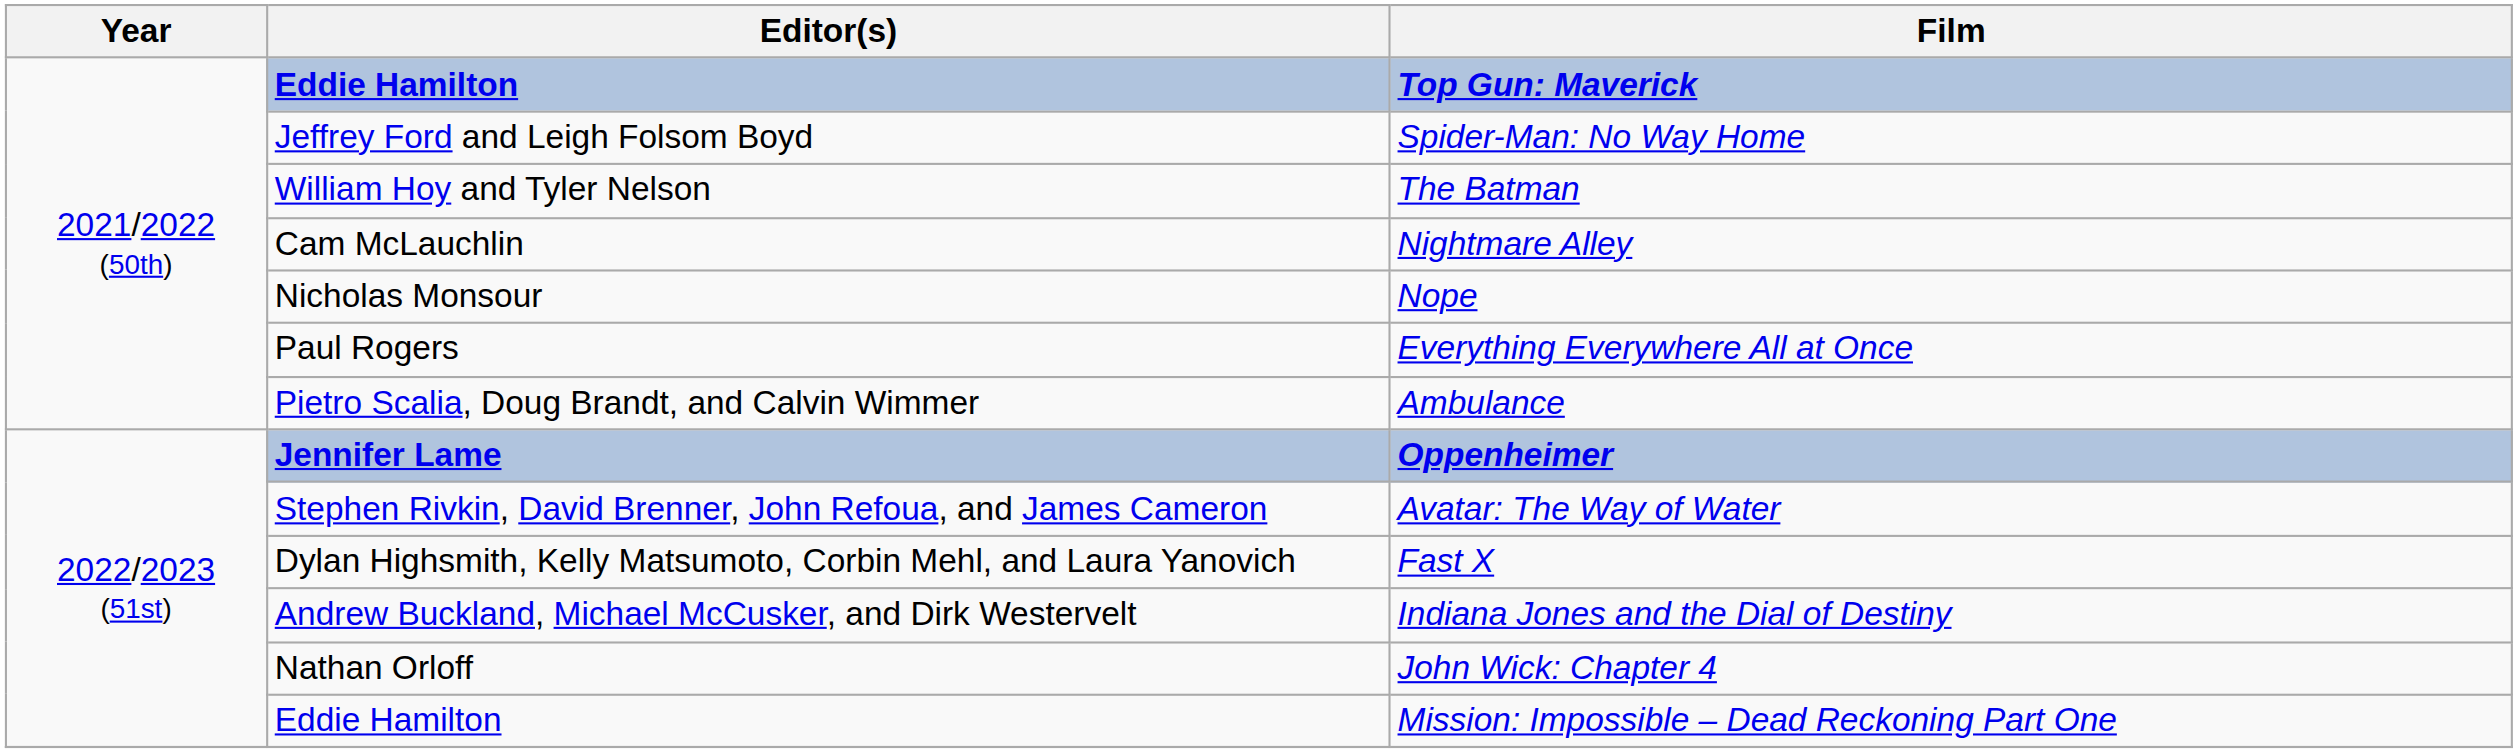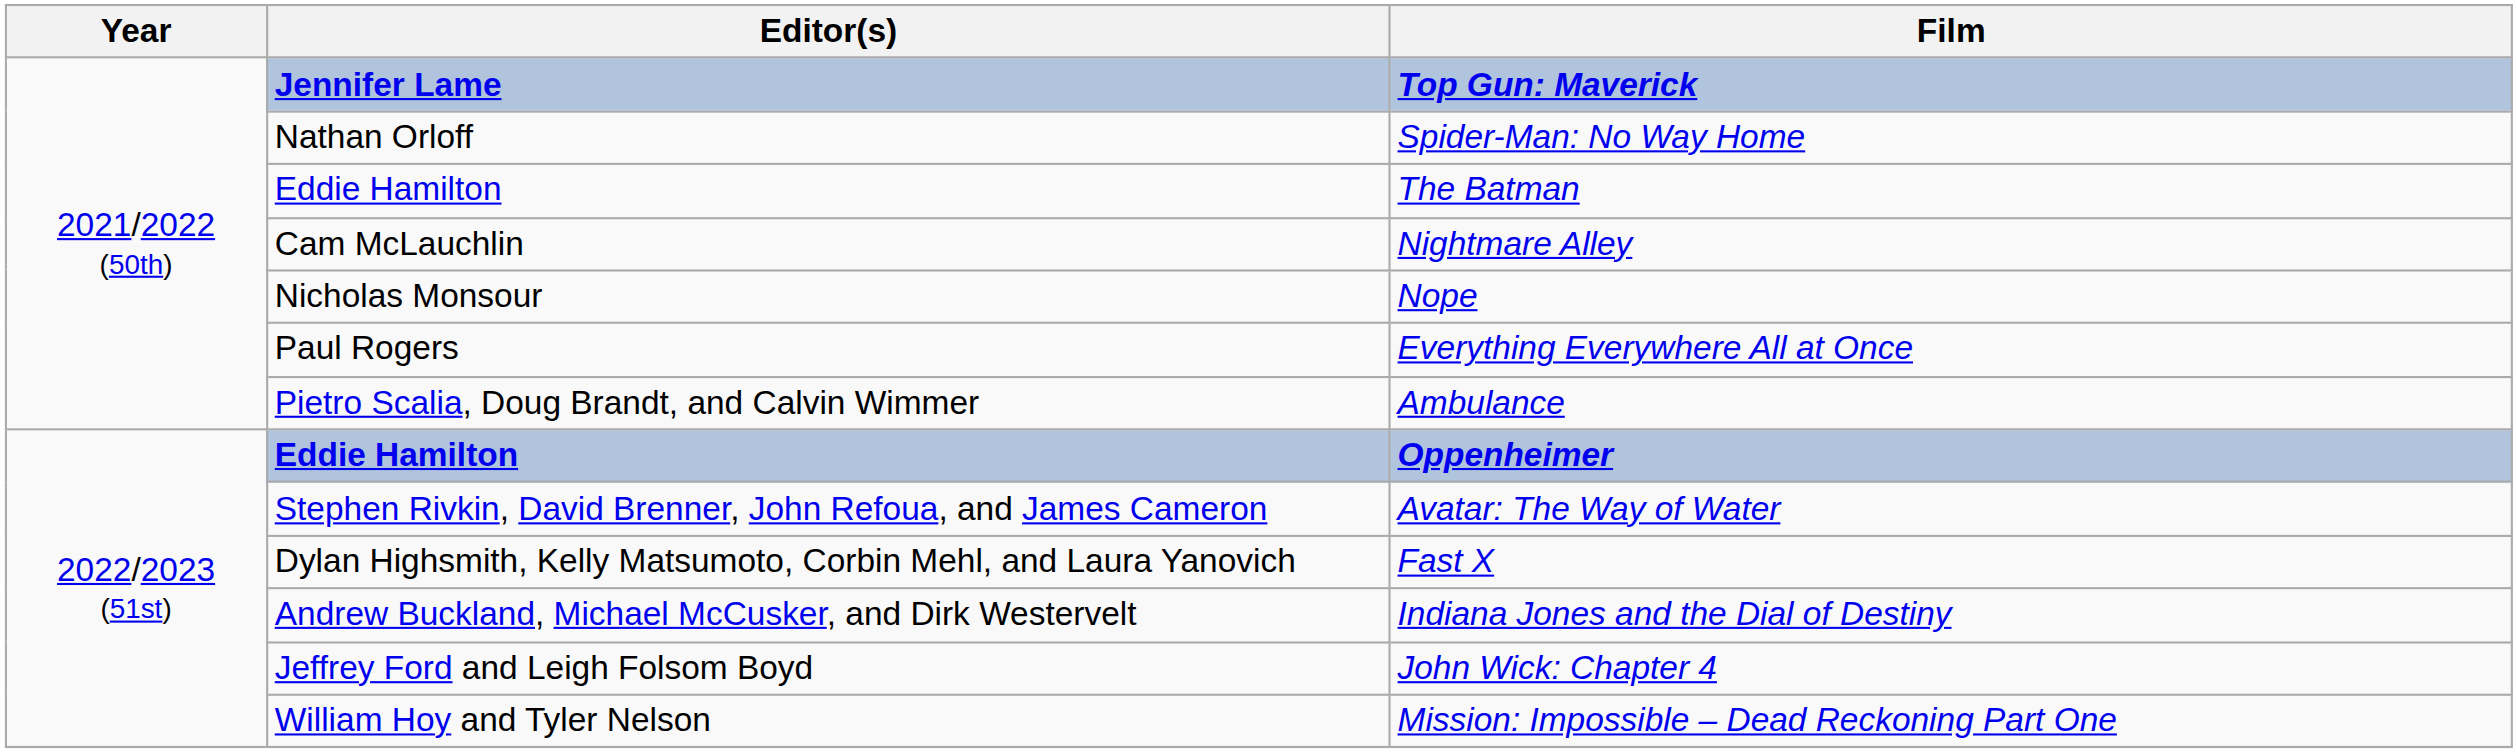(396, 84) Eddie Hamilton -> (388, 84) Jennifer Lame
(544, 137) Jeffrey Ford and Leigh Folsom Boyd -> (374, 137) Nathan Orloff
(493, 190) William Hoy and Tyler Nelson -> (388, 190) Eddie Hamilton
(388, 455) Jennifer Lame -> (396, 455) Eddie Hamilton
(374, 667) Nathan Orloff -> (544, 667) Jeffrey Ford and Leigh Folsom Boyd
(388, 720) Eddie Hamilton -> (493, 720) William Hoy and Tyler Nelson
